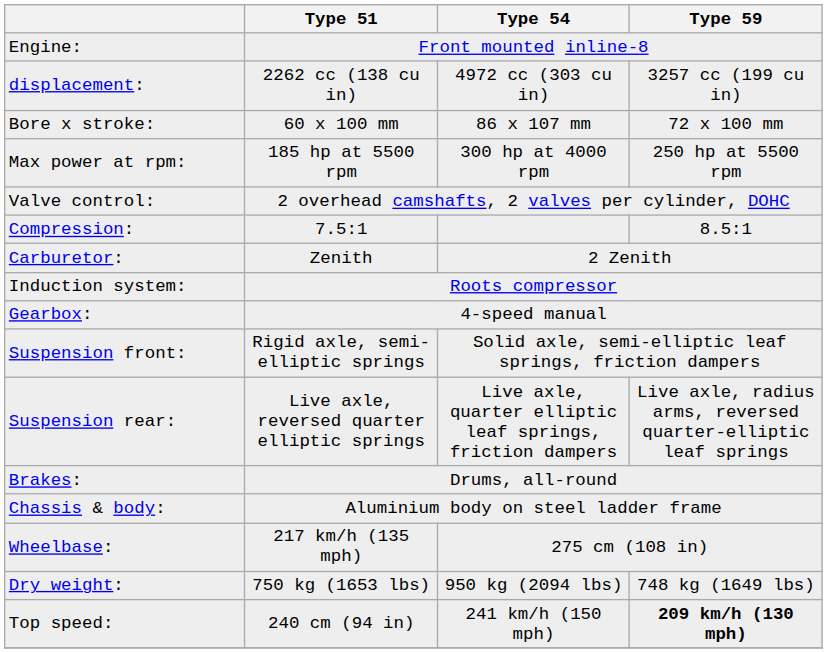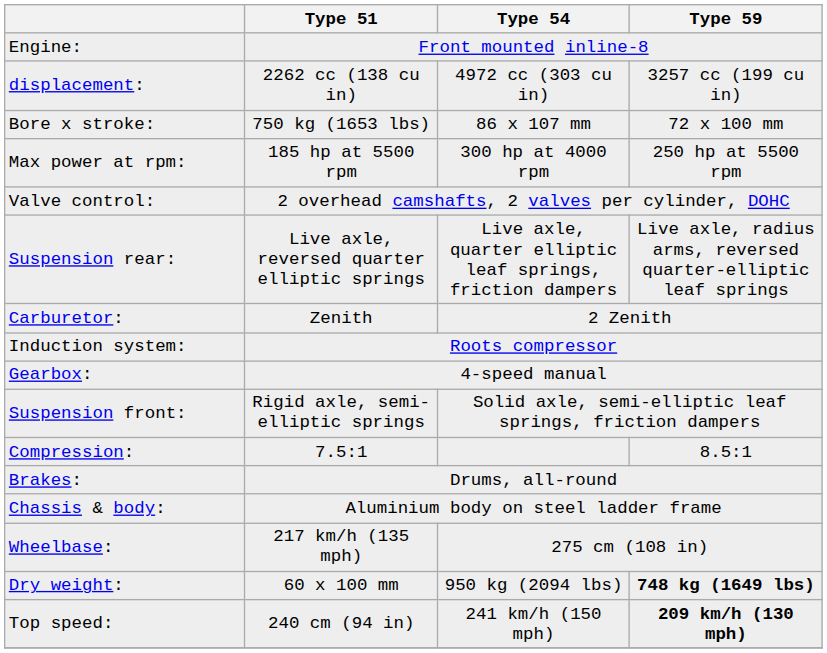(341, 124) 60 x 100 mm -> (341, 124) 750 kg (1653 lbs)
rows swapped: (77, 229) <-> (98, 422)
(341, 585) 750 kg (1653 lbs) -> (341, 585) 60 x 100 mm
(726, 585) normal -> (726, 585) bold
